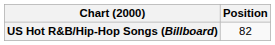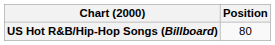(245, 31) 82 -> (245, 31) 80
